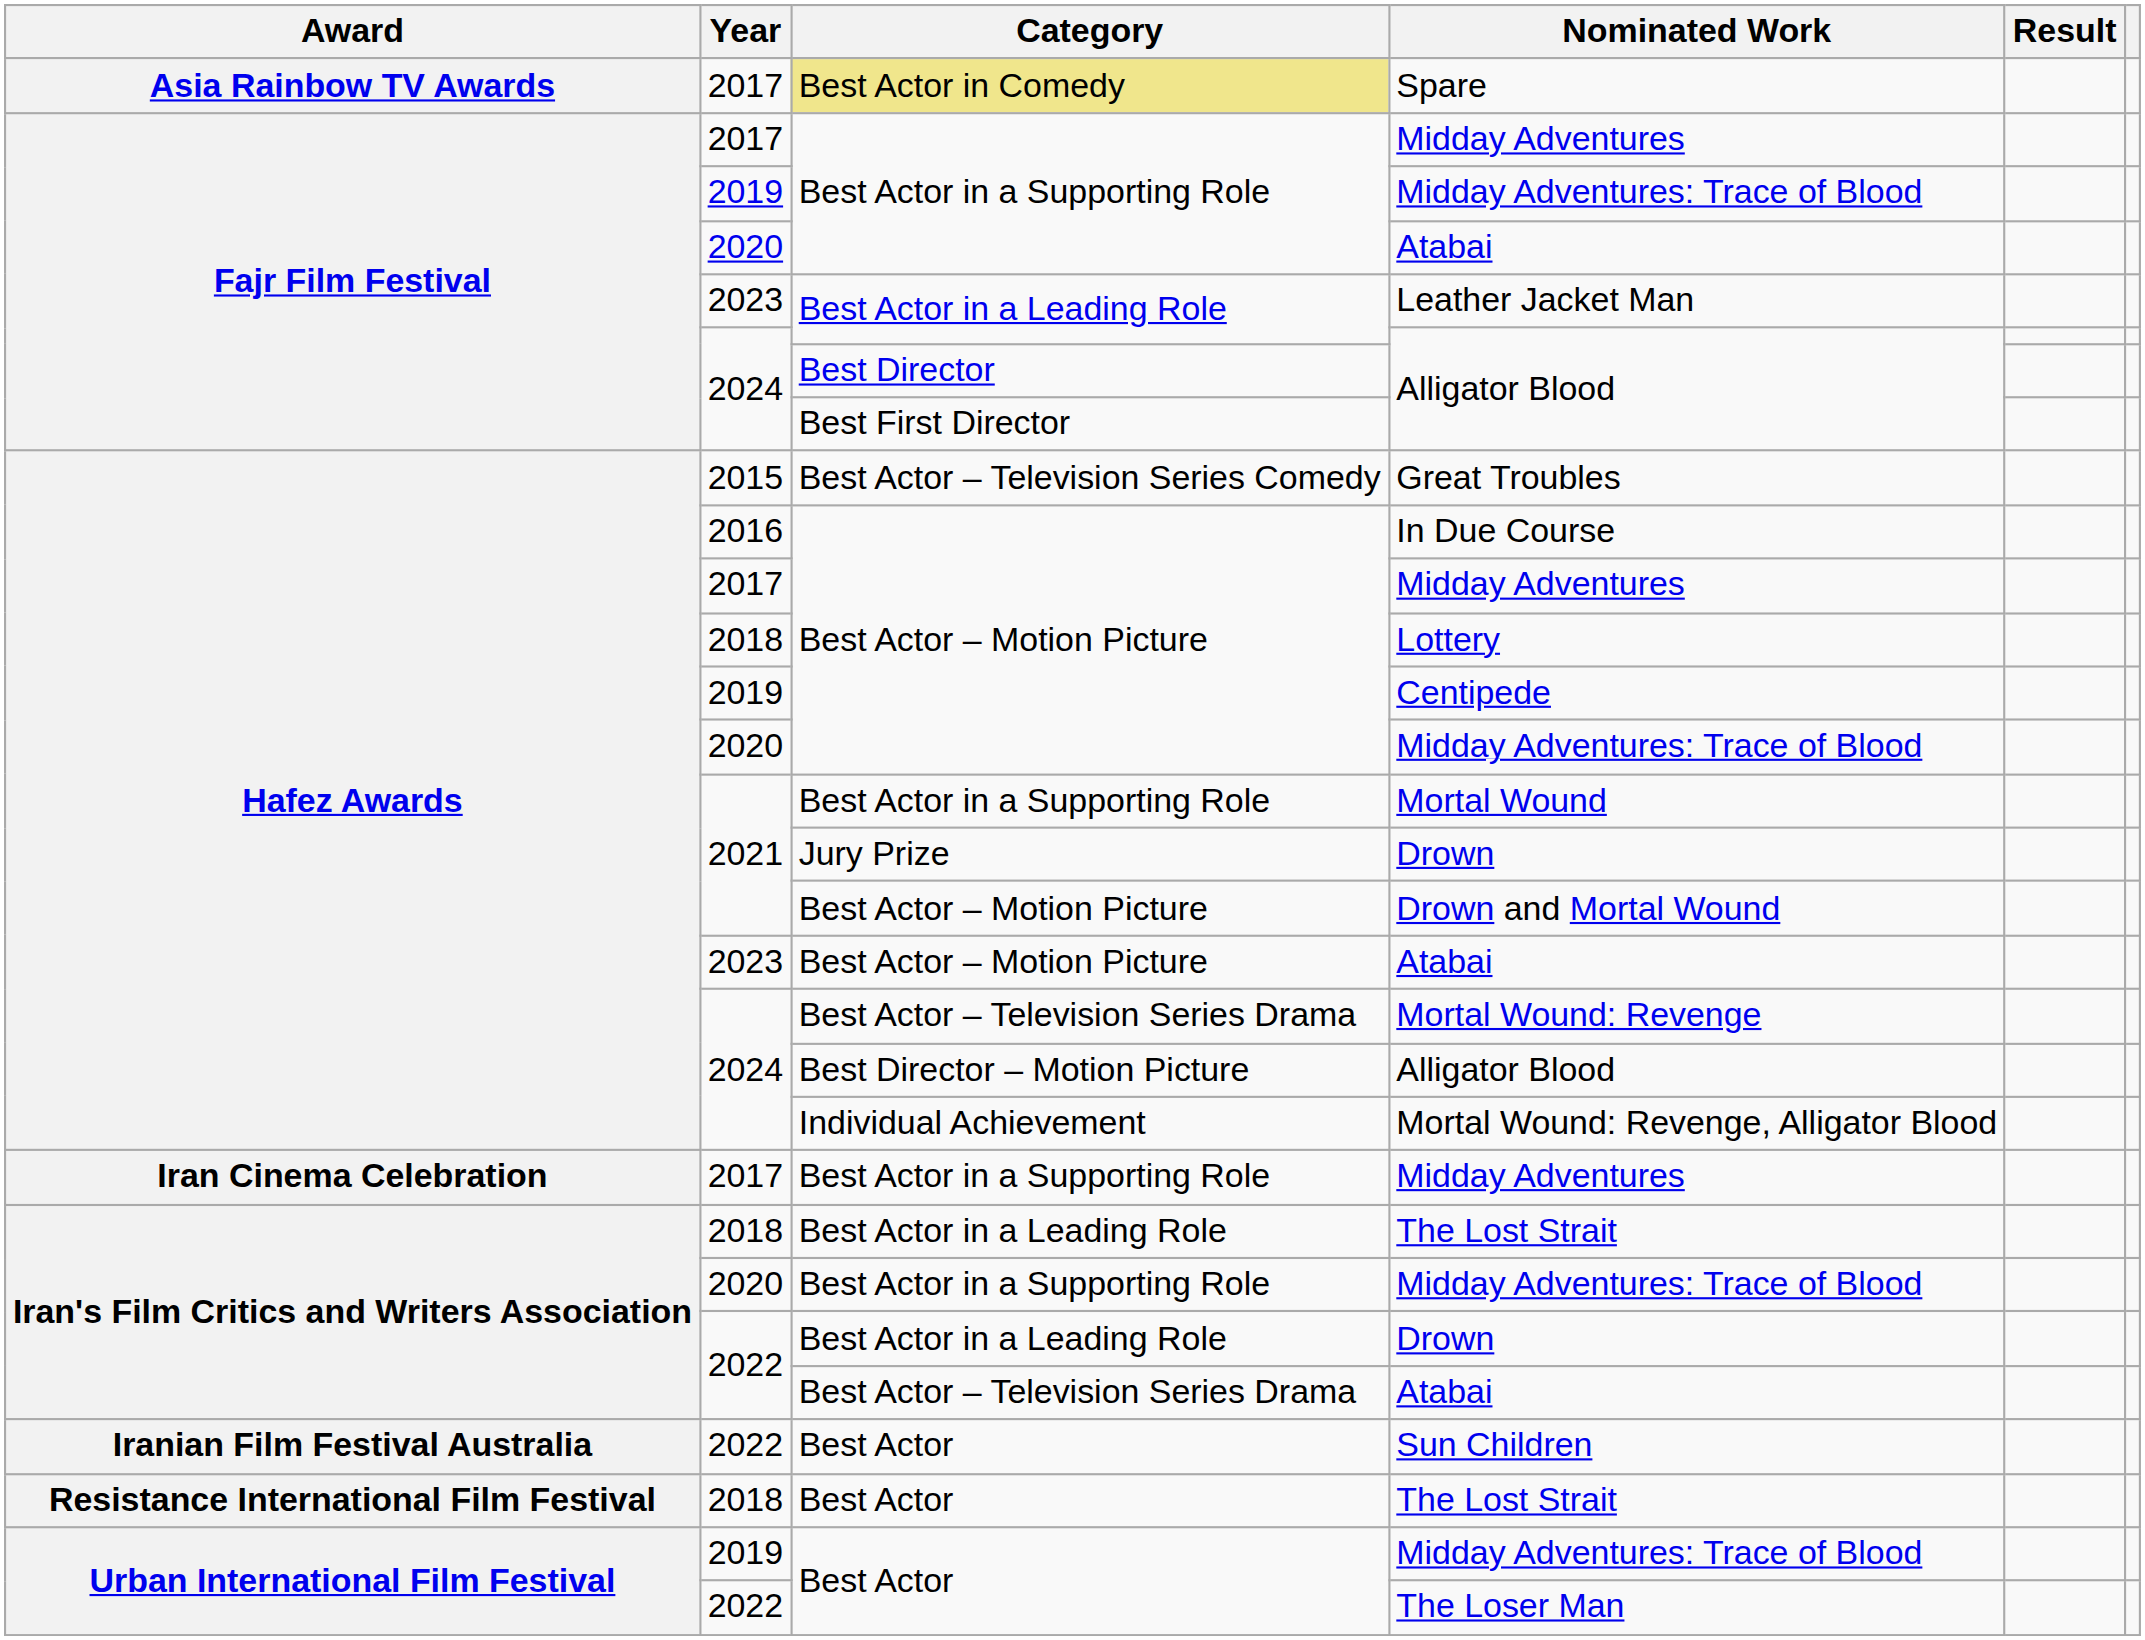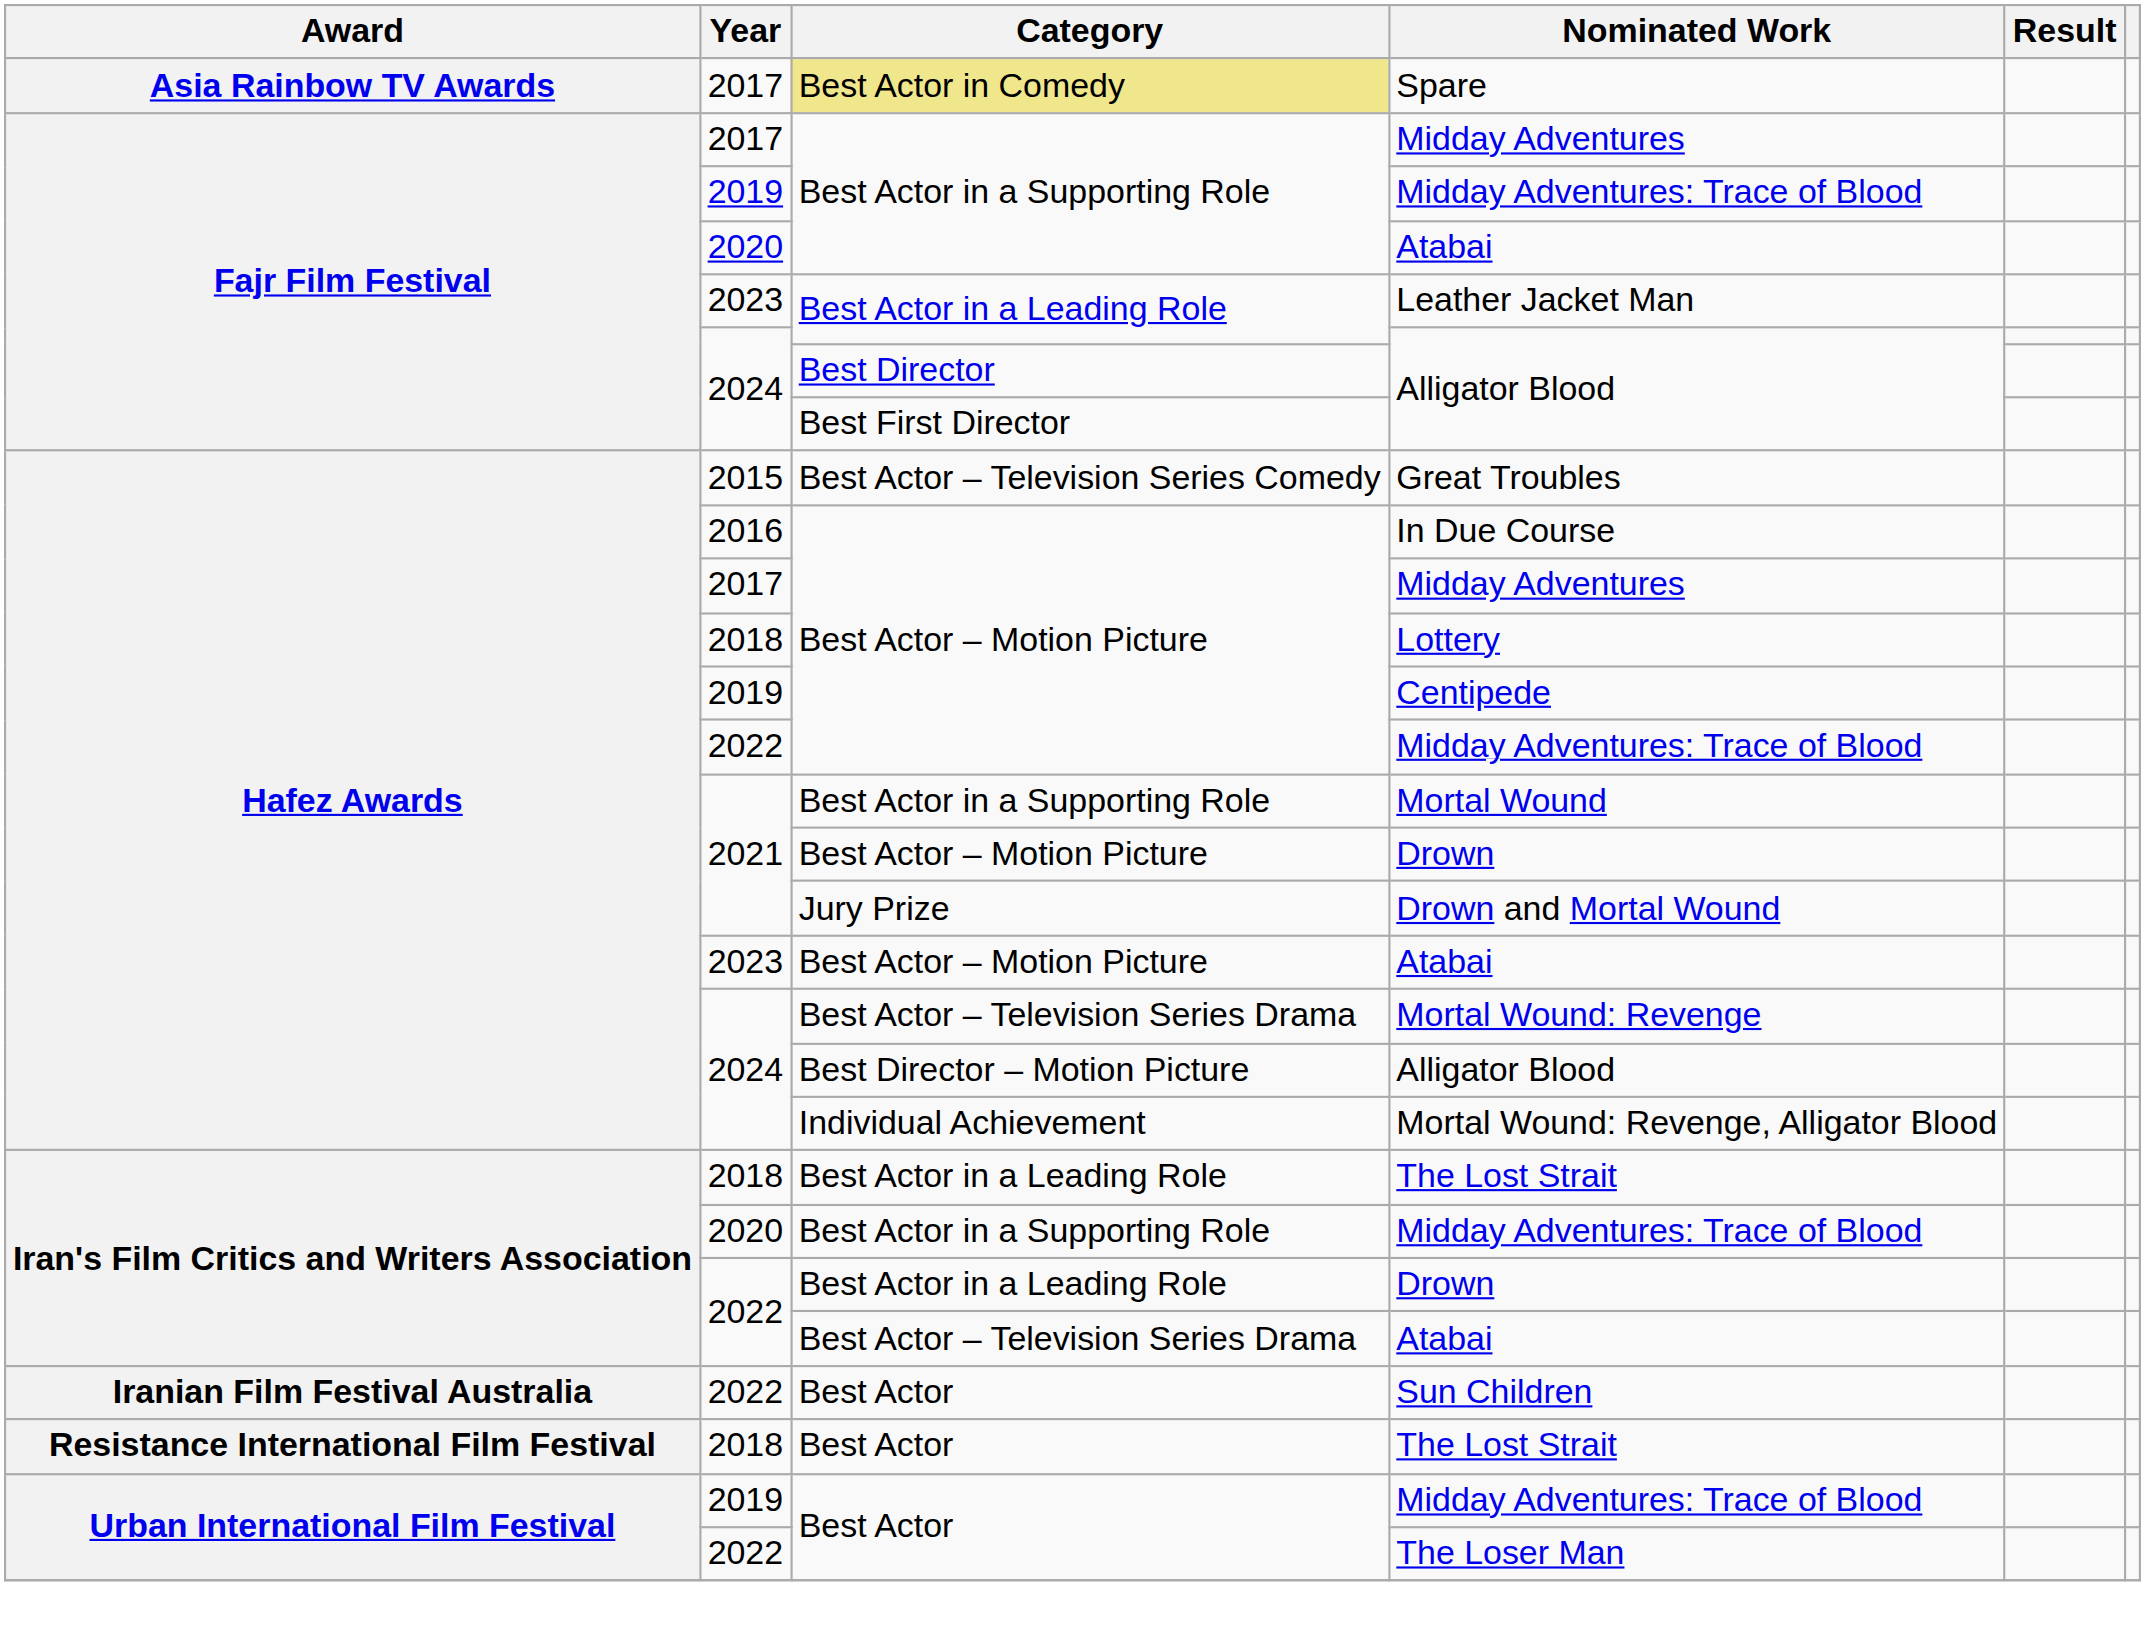(745, 746) 2020 -> (745, 746) 2022
(874, 853) Jury Prize -> (1003, 853) Best Actor – Motion Picture
(1003, 907) Best Actor – Motion Picture -> (874, 907) Jury Prize
- row: (352, 1176)
